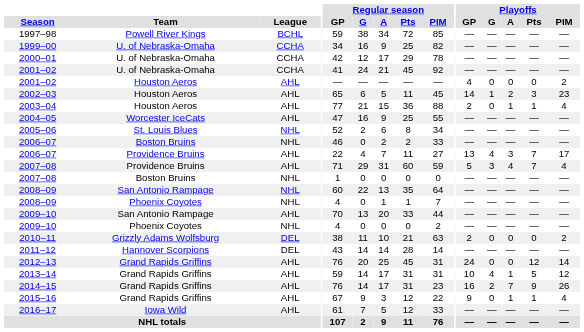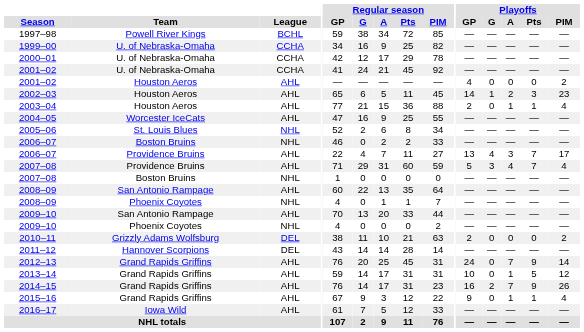(290, 190) NHL -> (290, 190) AHL
(511, 262) 0 -> (511, 262) 7
(534, 262) 12 -> (534, 262) 9
(492, 274) 4 -> (492, 274) 0
